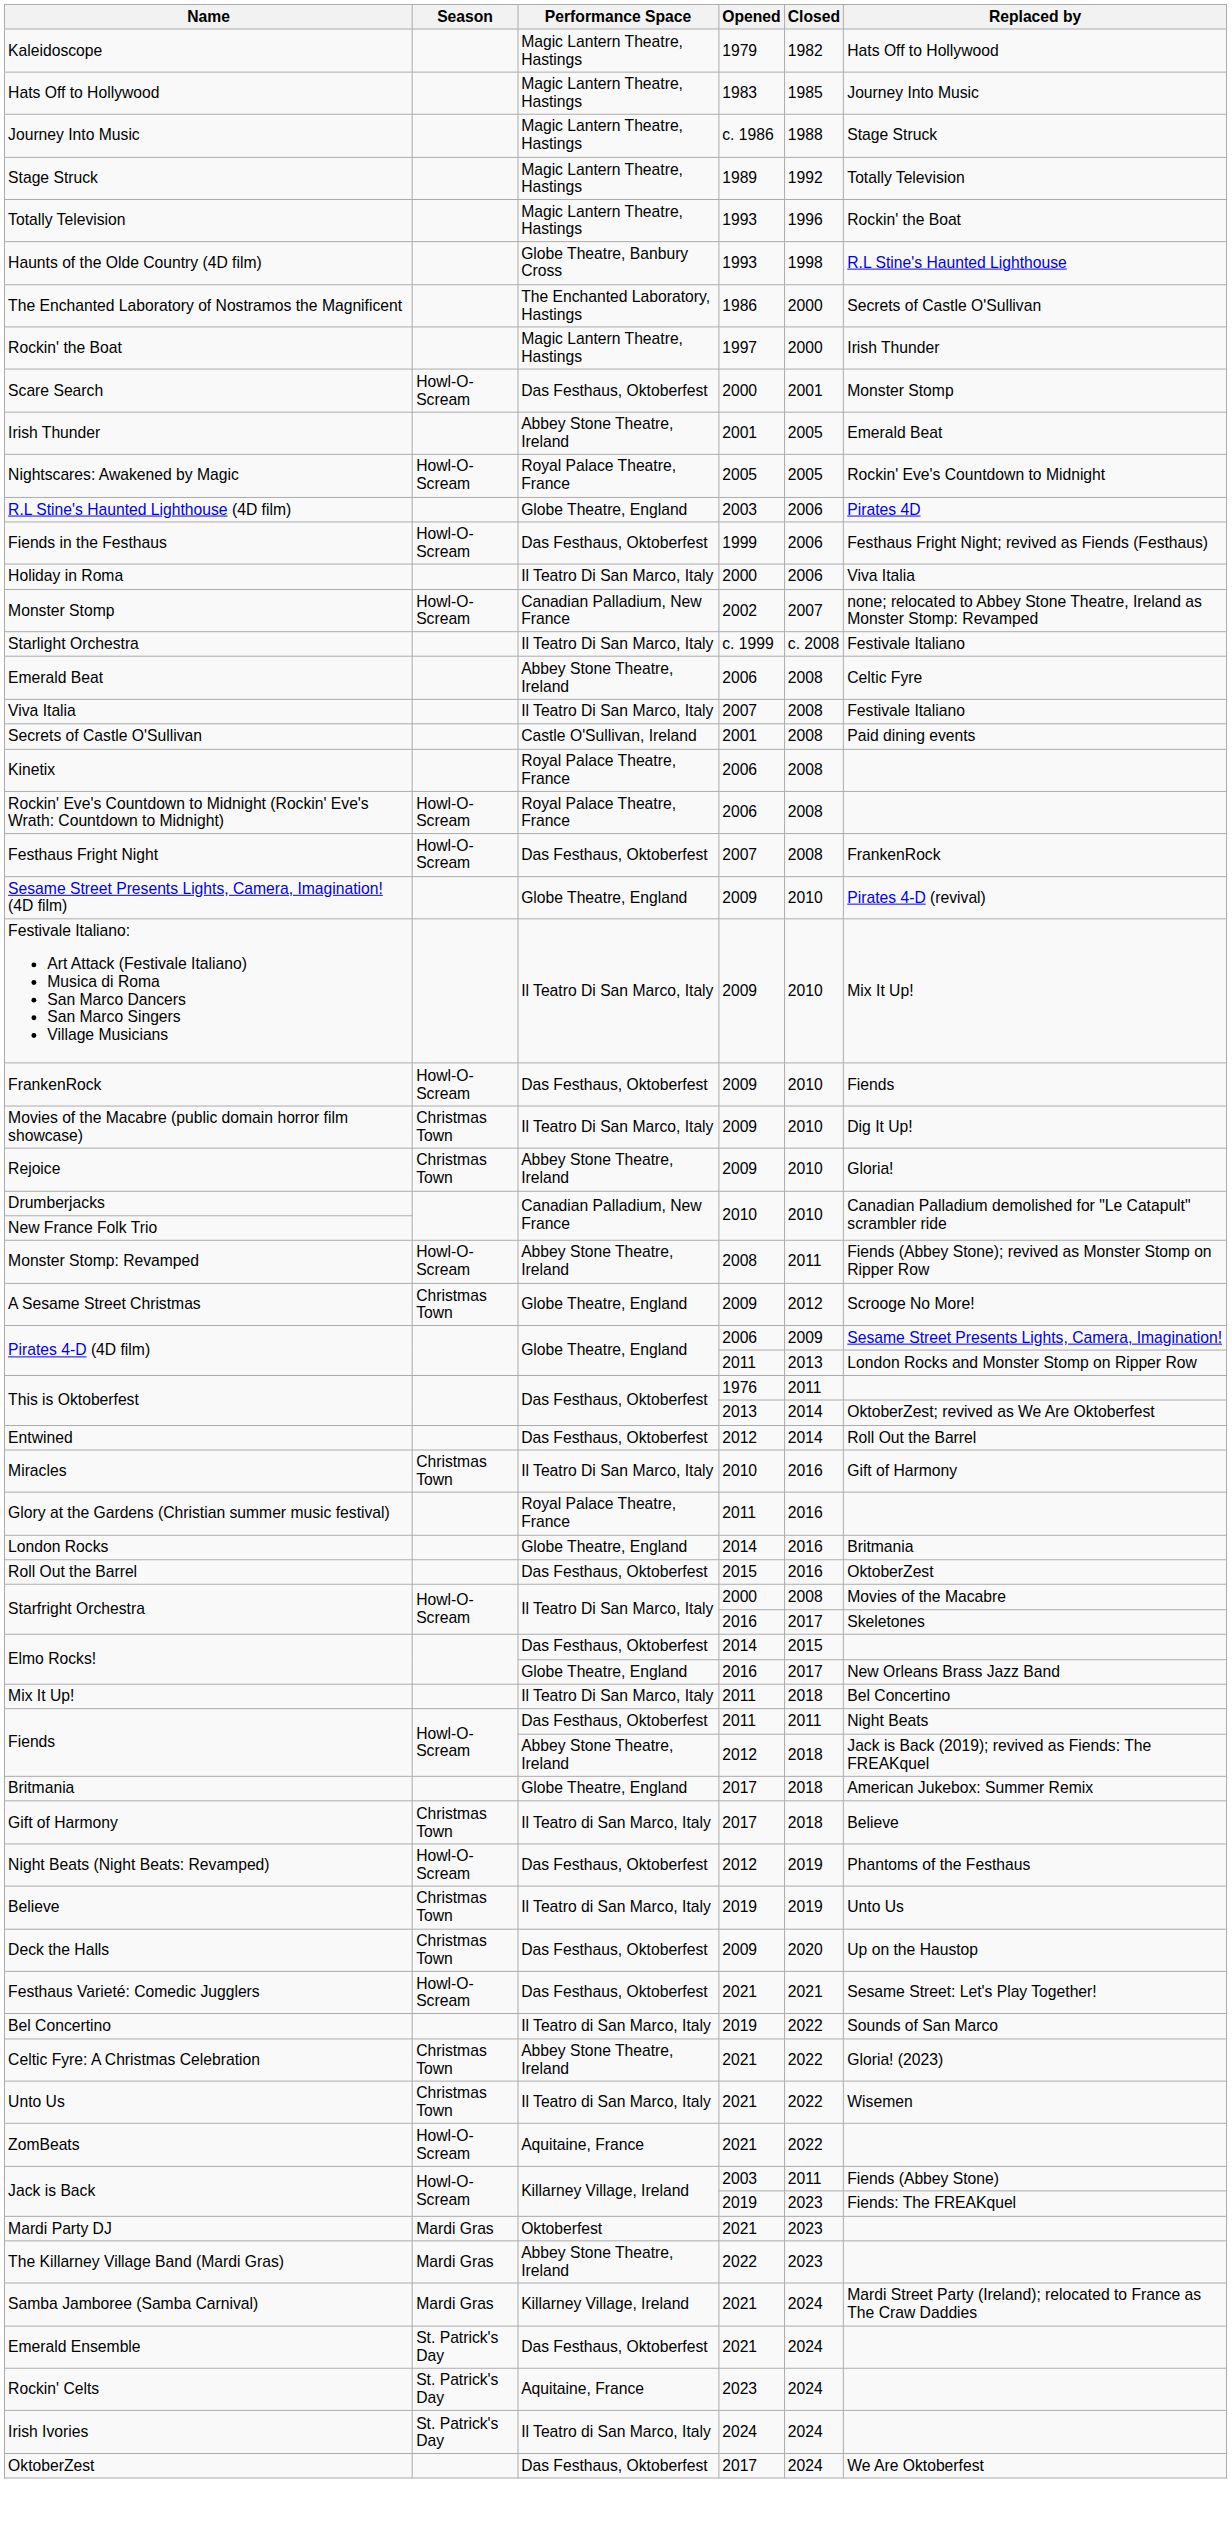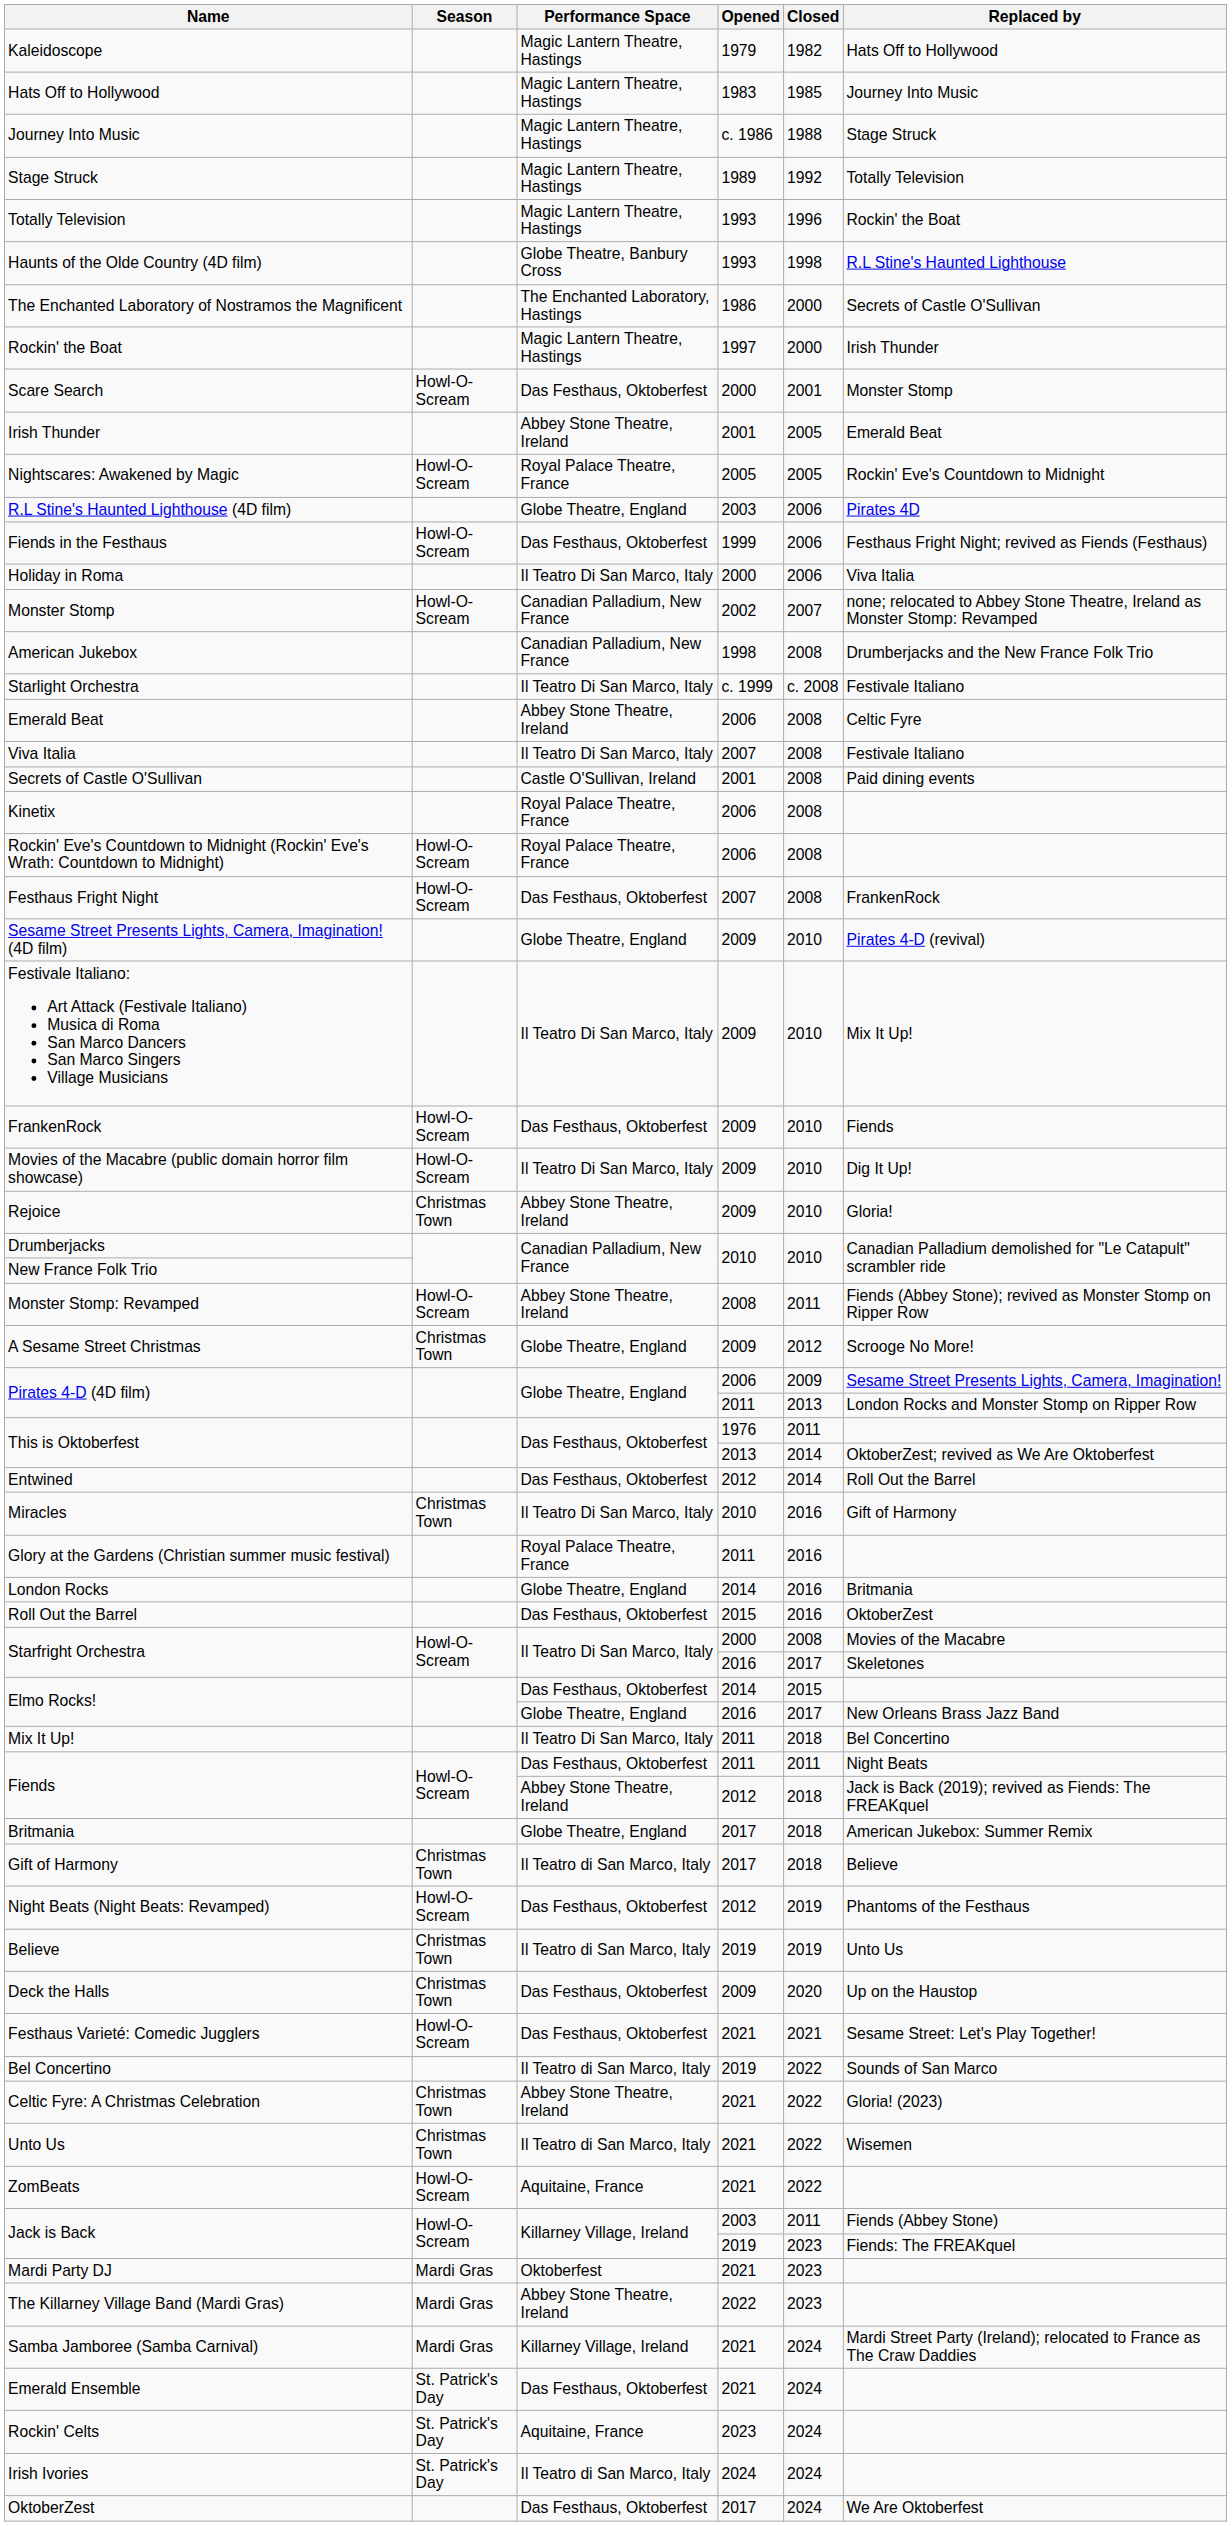+ row: (73, 652)
(451, 1127) Christmas Town -> (444, 1169) Howl-O-Scream
